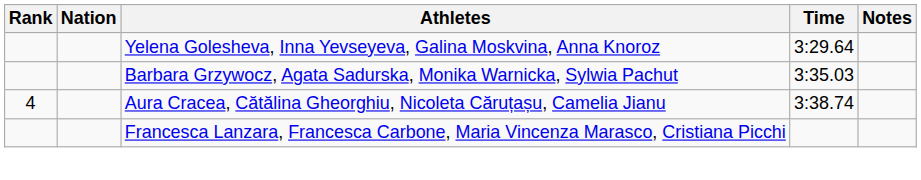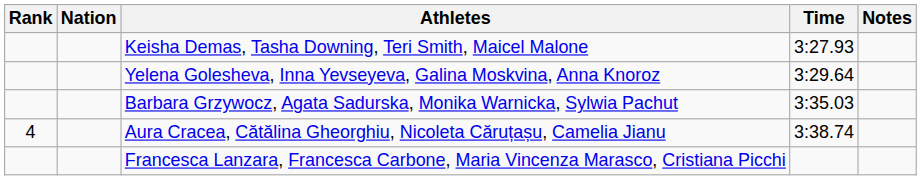+ row: (357, 47)
